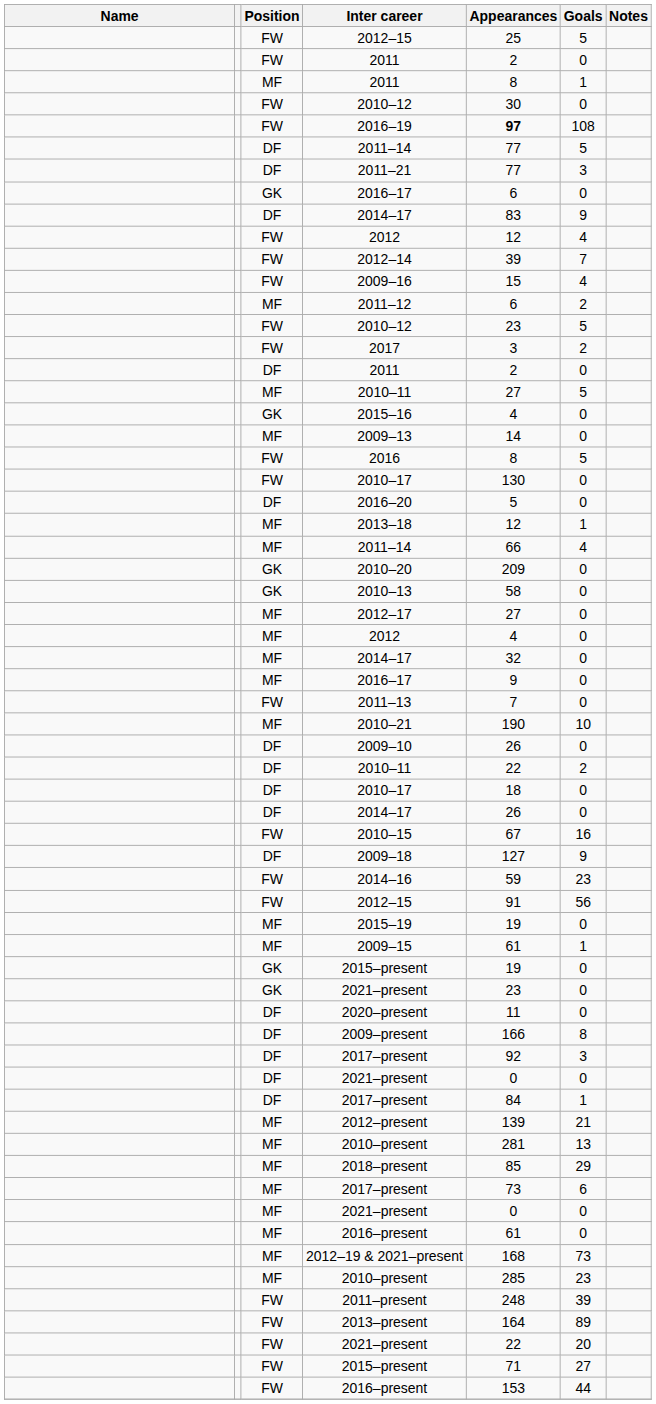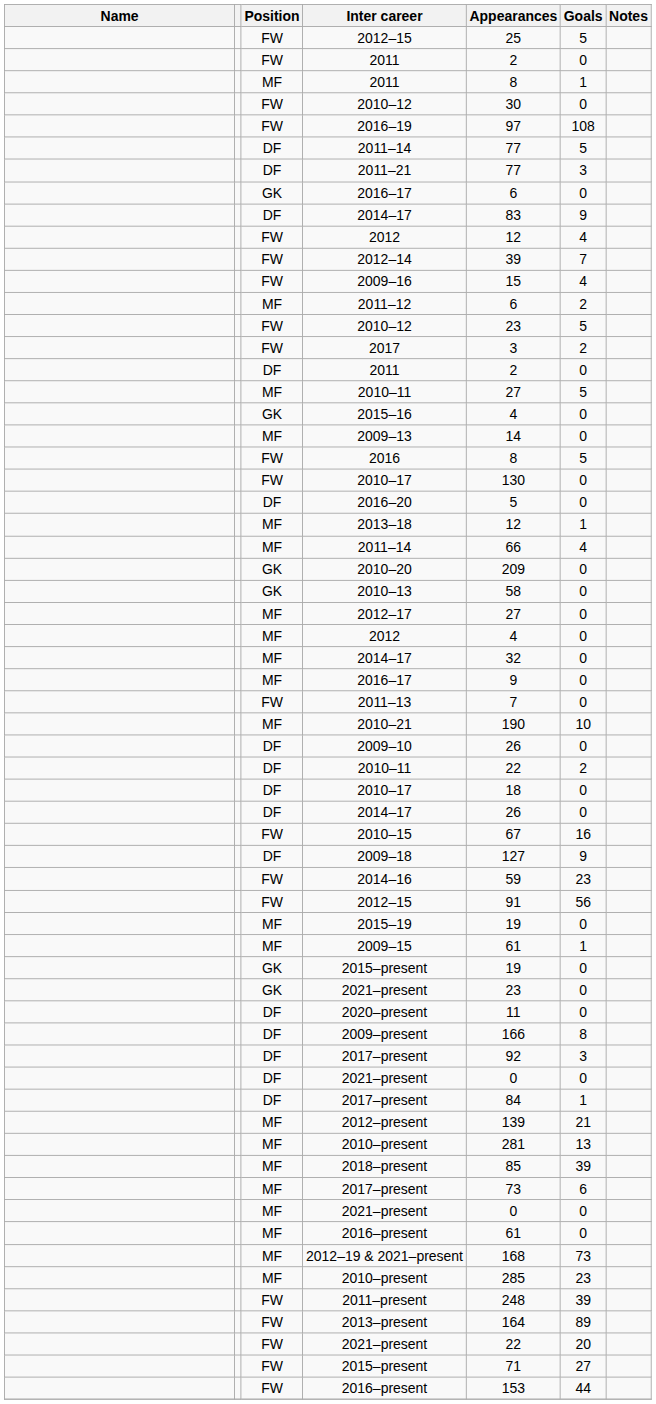(513, 126) bold -> (513, 126) normal
(583, 1167) 29 -> (583, 1167) 39
